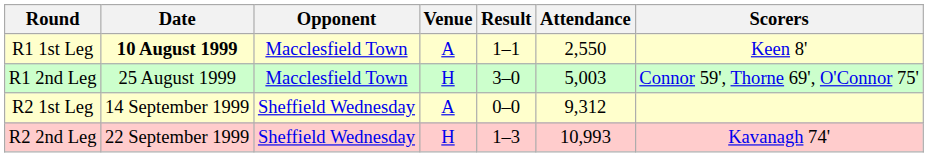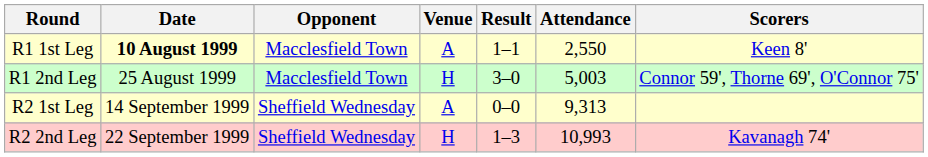(585, 107) 9,312 -> (585, 107) 9,313
